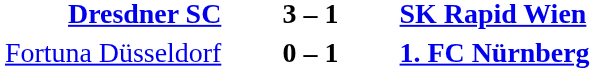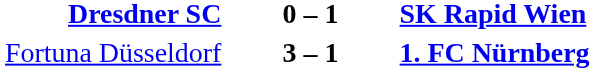(310, 13) 3 – 1 -> (310, 13) 0 – 1
(310, 52) 0 – 1 -> (310, 52) 3 – 1
